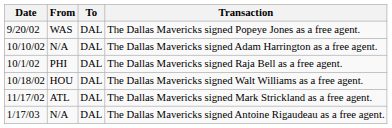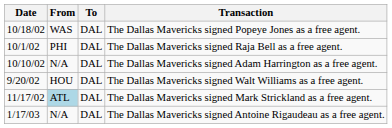(23, 30) 9/20/02 -> (26, 30) 10/18/02
rows swapped: (225, 64) <-> (242, 47)
(26, 81) 10/18/02 -> (23, 81) 9/20/02
(60, 98) no background -> (60, 98) lightblue background
